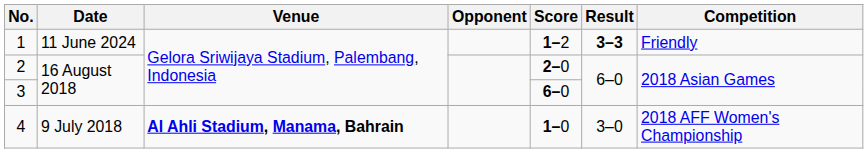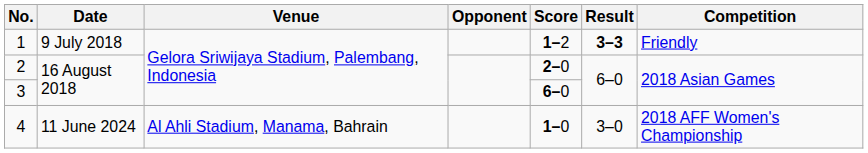(88, 42) 11 June 2024 -> (81, 42) 9 July 2018
(81, 126) 9 July 2018 -> (88, 126) 11 June 2024
(276, 126) bold -> (268, 126) normal
